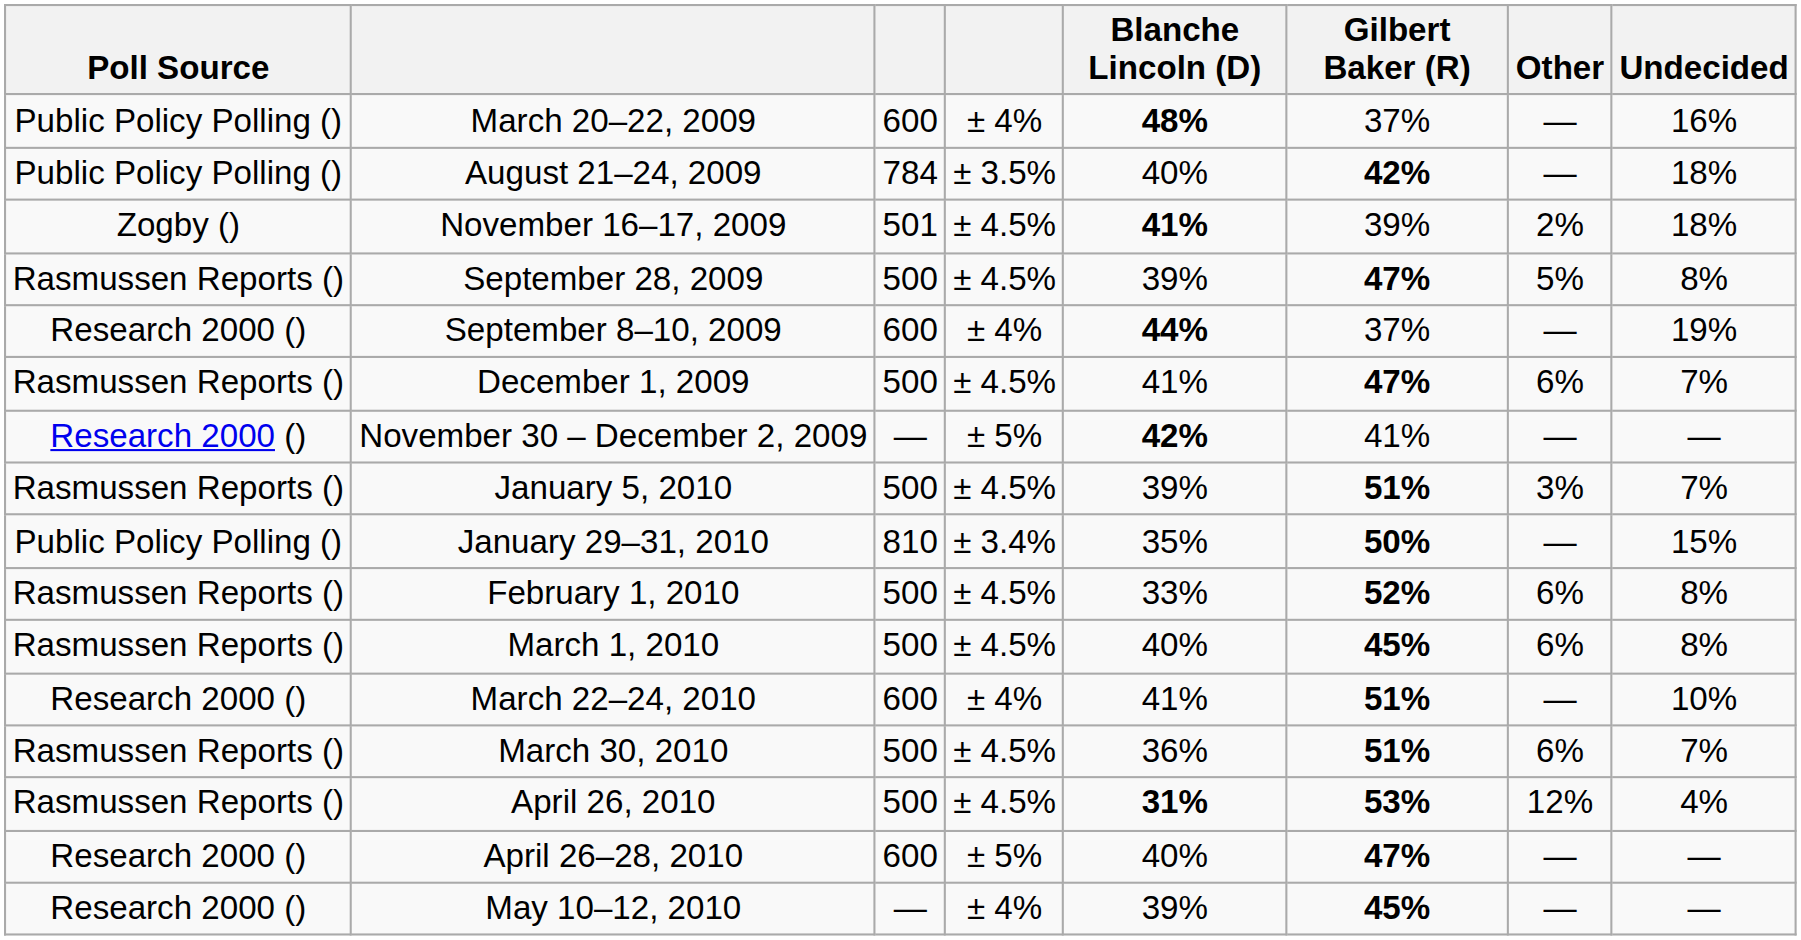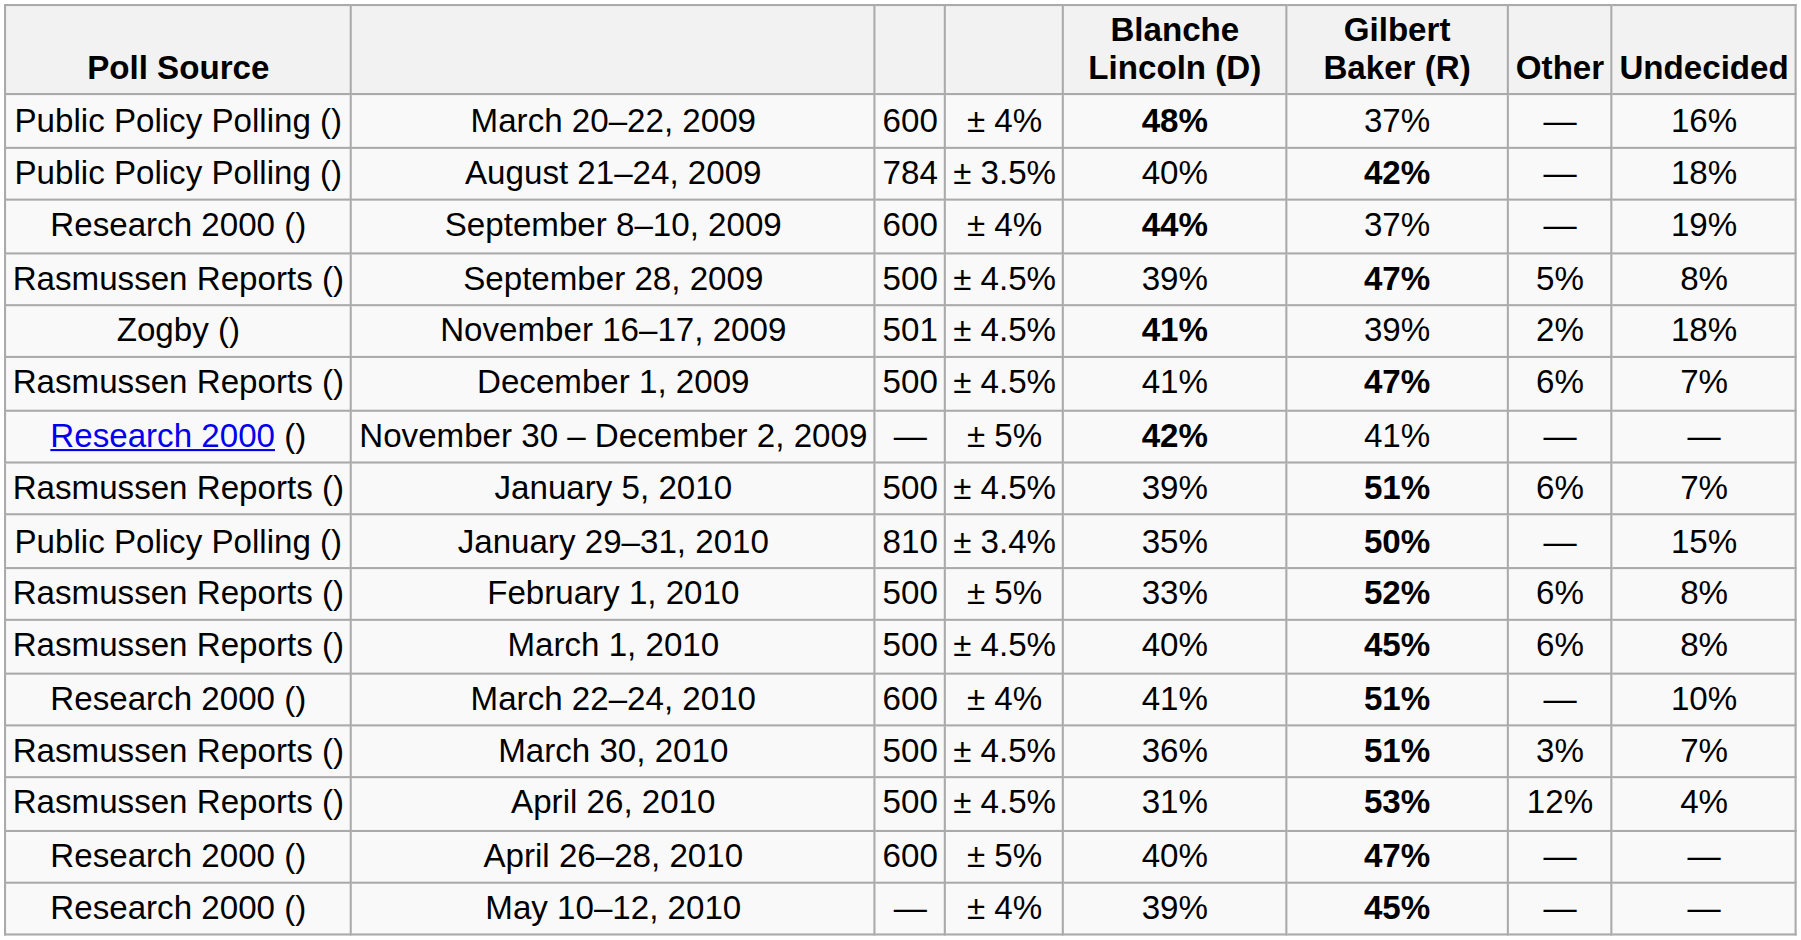rows swapped: (613, 330) <-> (613, 225)
(1560, 488) 3% -> (1560, 488) 6%
(1005, 593) ± 4.5% -> (1005, 593) ± 5%
(1560, 750) 6% -> (1560, 750) 3%
(1175, 803) bold -> (1175, 803) normal
